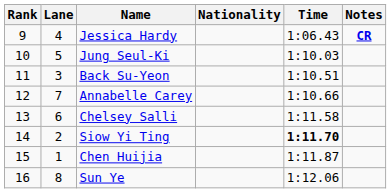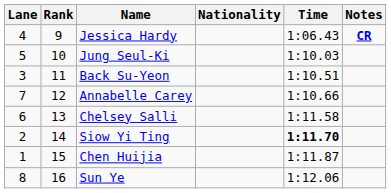columns swapped: (22, 15) <-> (58, 15)
